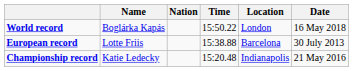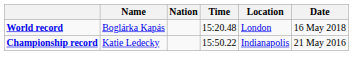(219, 27) 15:50.22 -> (219, 27) 15:20.48
- row: (42, 43)
(219, 58) 15:20.48 -> (219, 43) 15:50.22
